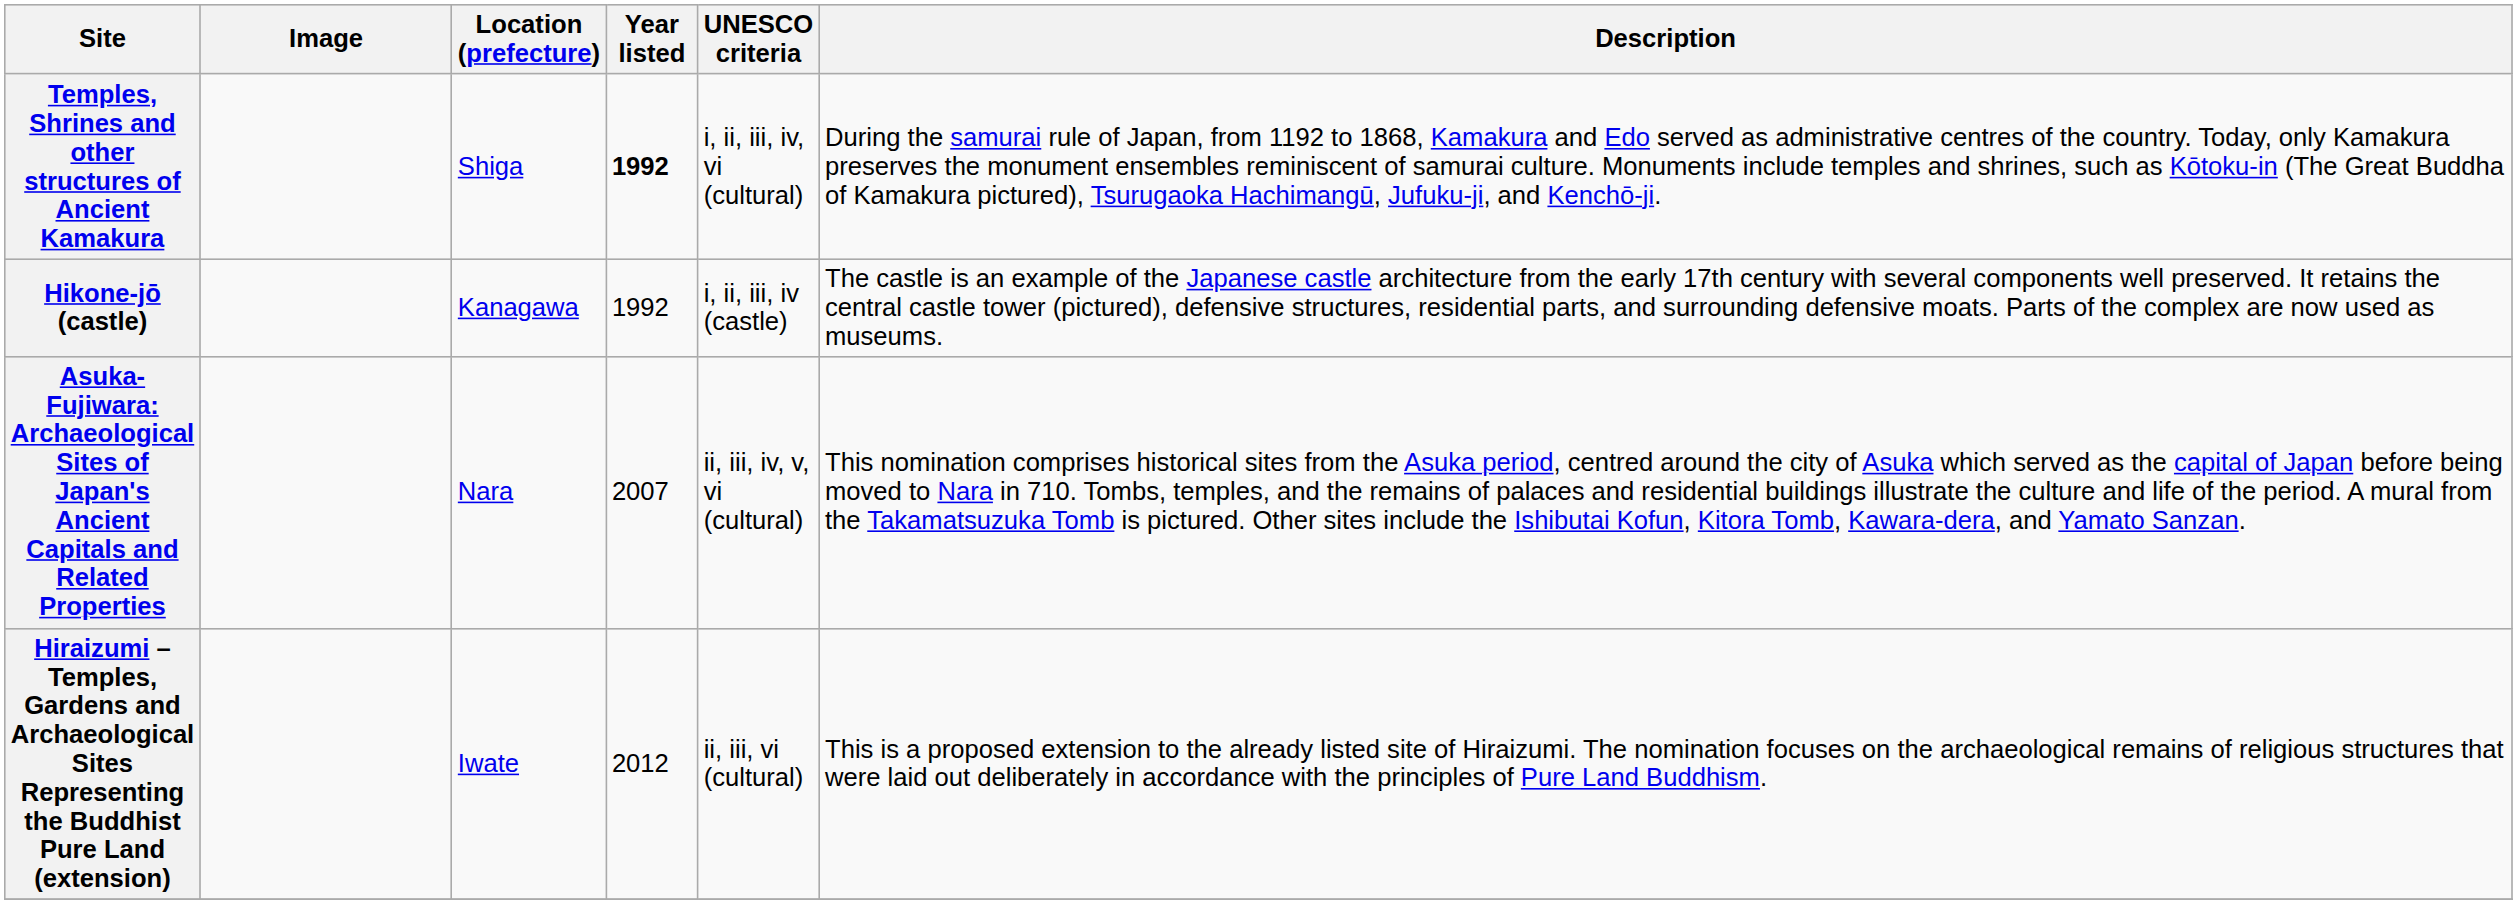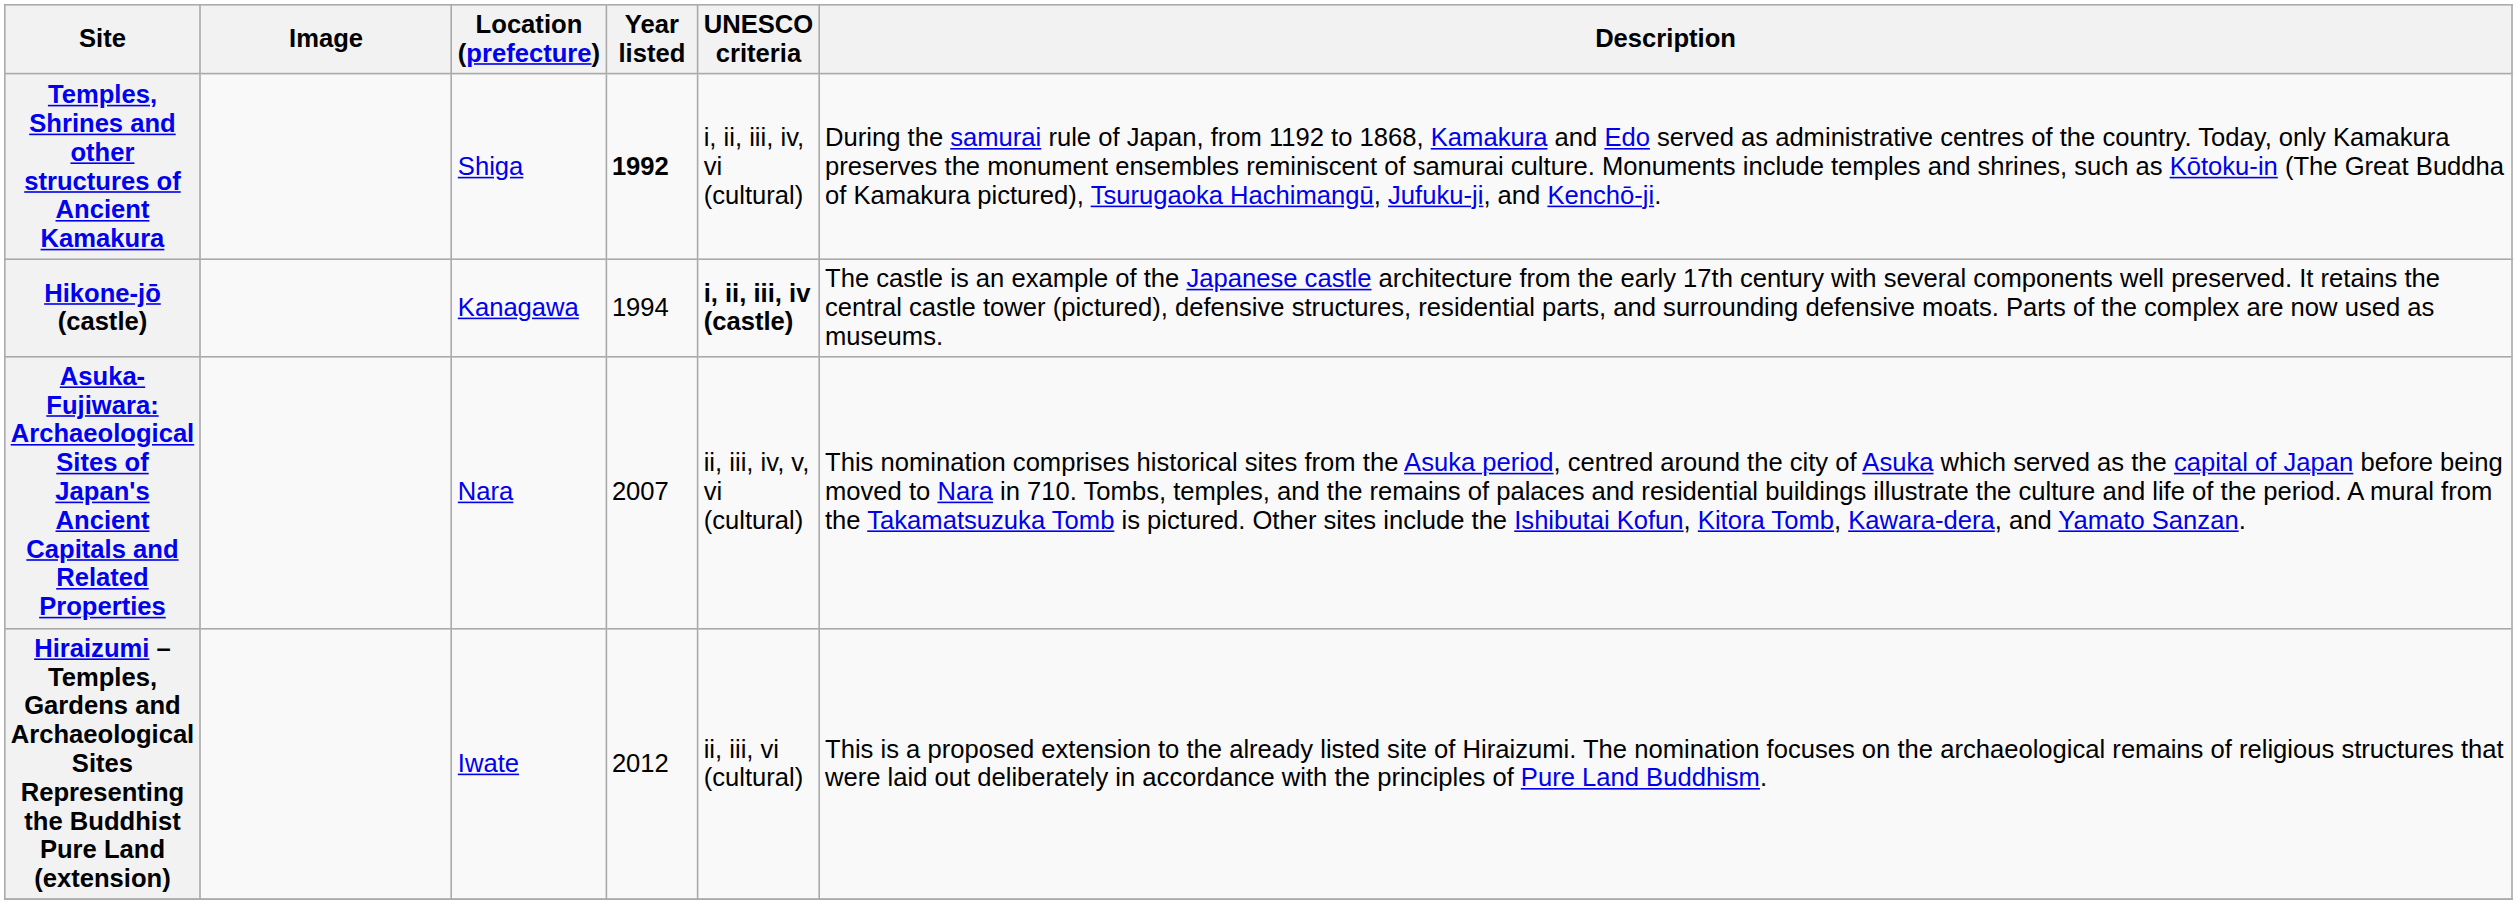(640, 307) 1992 -> (640, 307) 1994
(751, 307) normal -> (757, 307) bold
